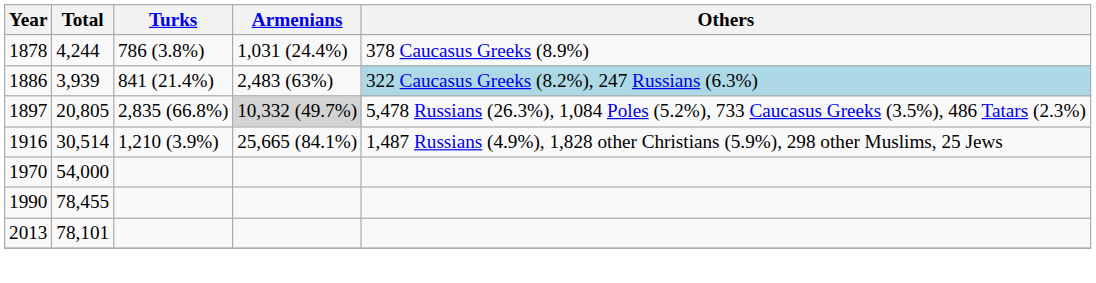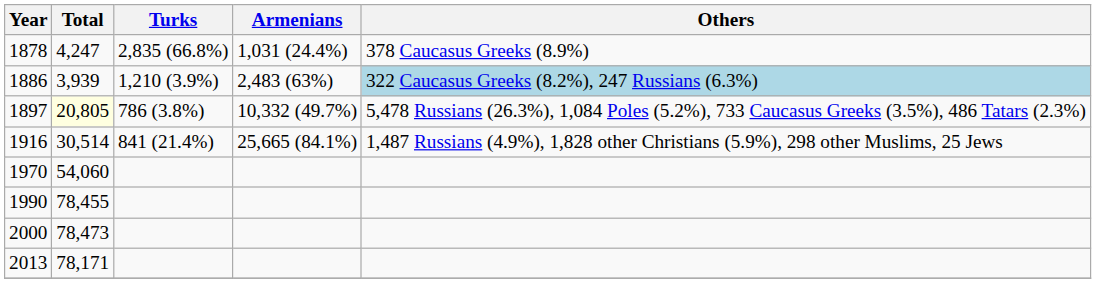(78, 50) 4,244 -> (78, 50) 4,247
(161, 50) 786 (3.8%) -> (173, 50) 2,835 (66.8%)
(166, 80) 841 (21.4%) -> (168, 80) 1,210 (3.9%)
(83, 111) no background -> (83, 111) lightyellow background
(173, 111) 2,835 (66.8%) -> (161, 111) 786 (3.8%)
(297, 111) lightgrey background -> (297, 111) no background
(168, 141) 1,210 (3.9%) -> (166, 141) 841 (21.4%)
(83, 171) 54,000 -> (83, 171) 54,060
+ row: (28, 232)
(83, 232) 78,101 -> (83, 263) 78,171
